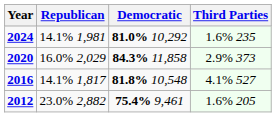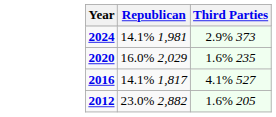- column: (149, 15)
(231, 36) 1.6% 235 -> (231, 36) 2.9% 373
(231, 58) 2.9% 373 -> (231, 58) 1.6% 235
